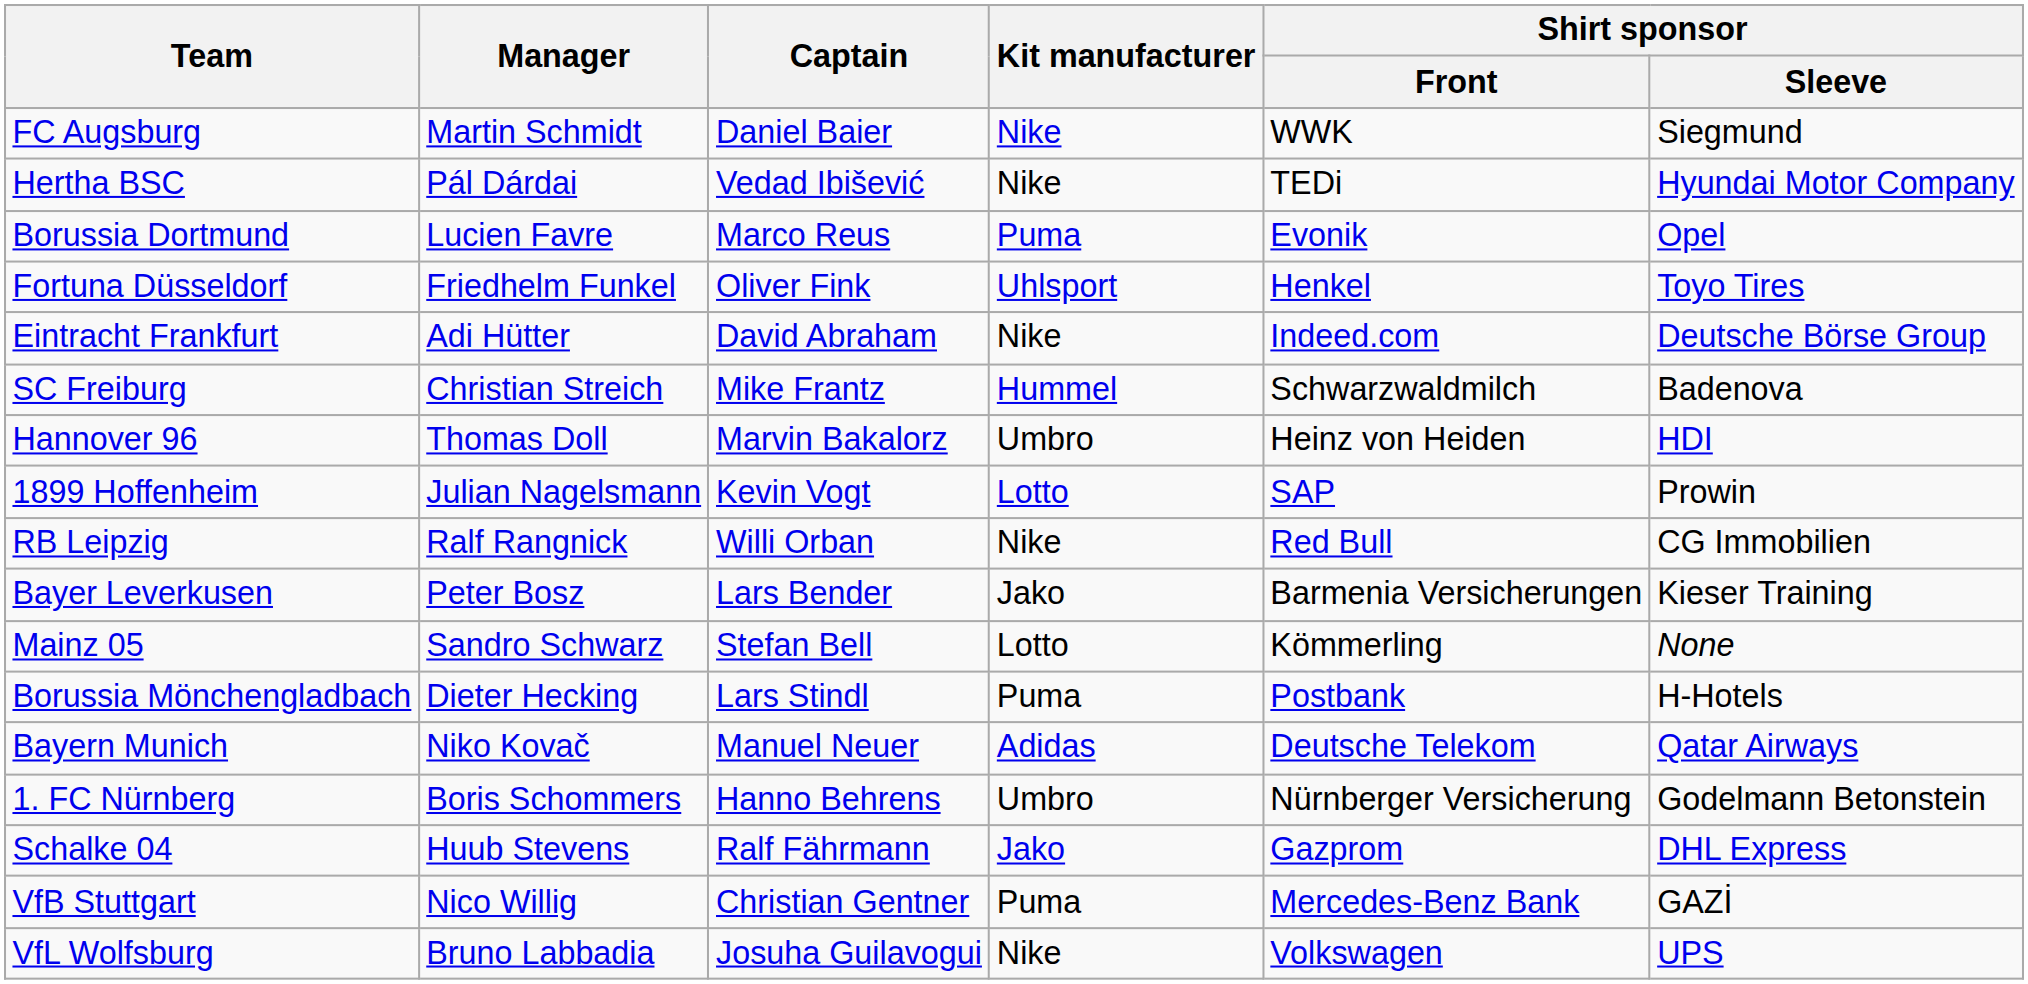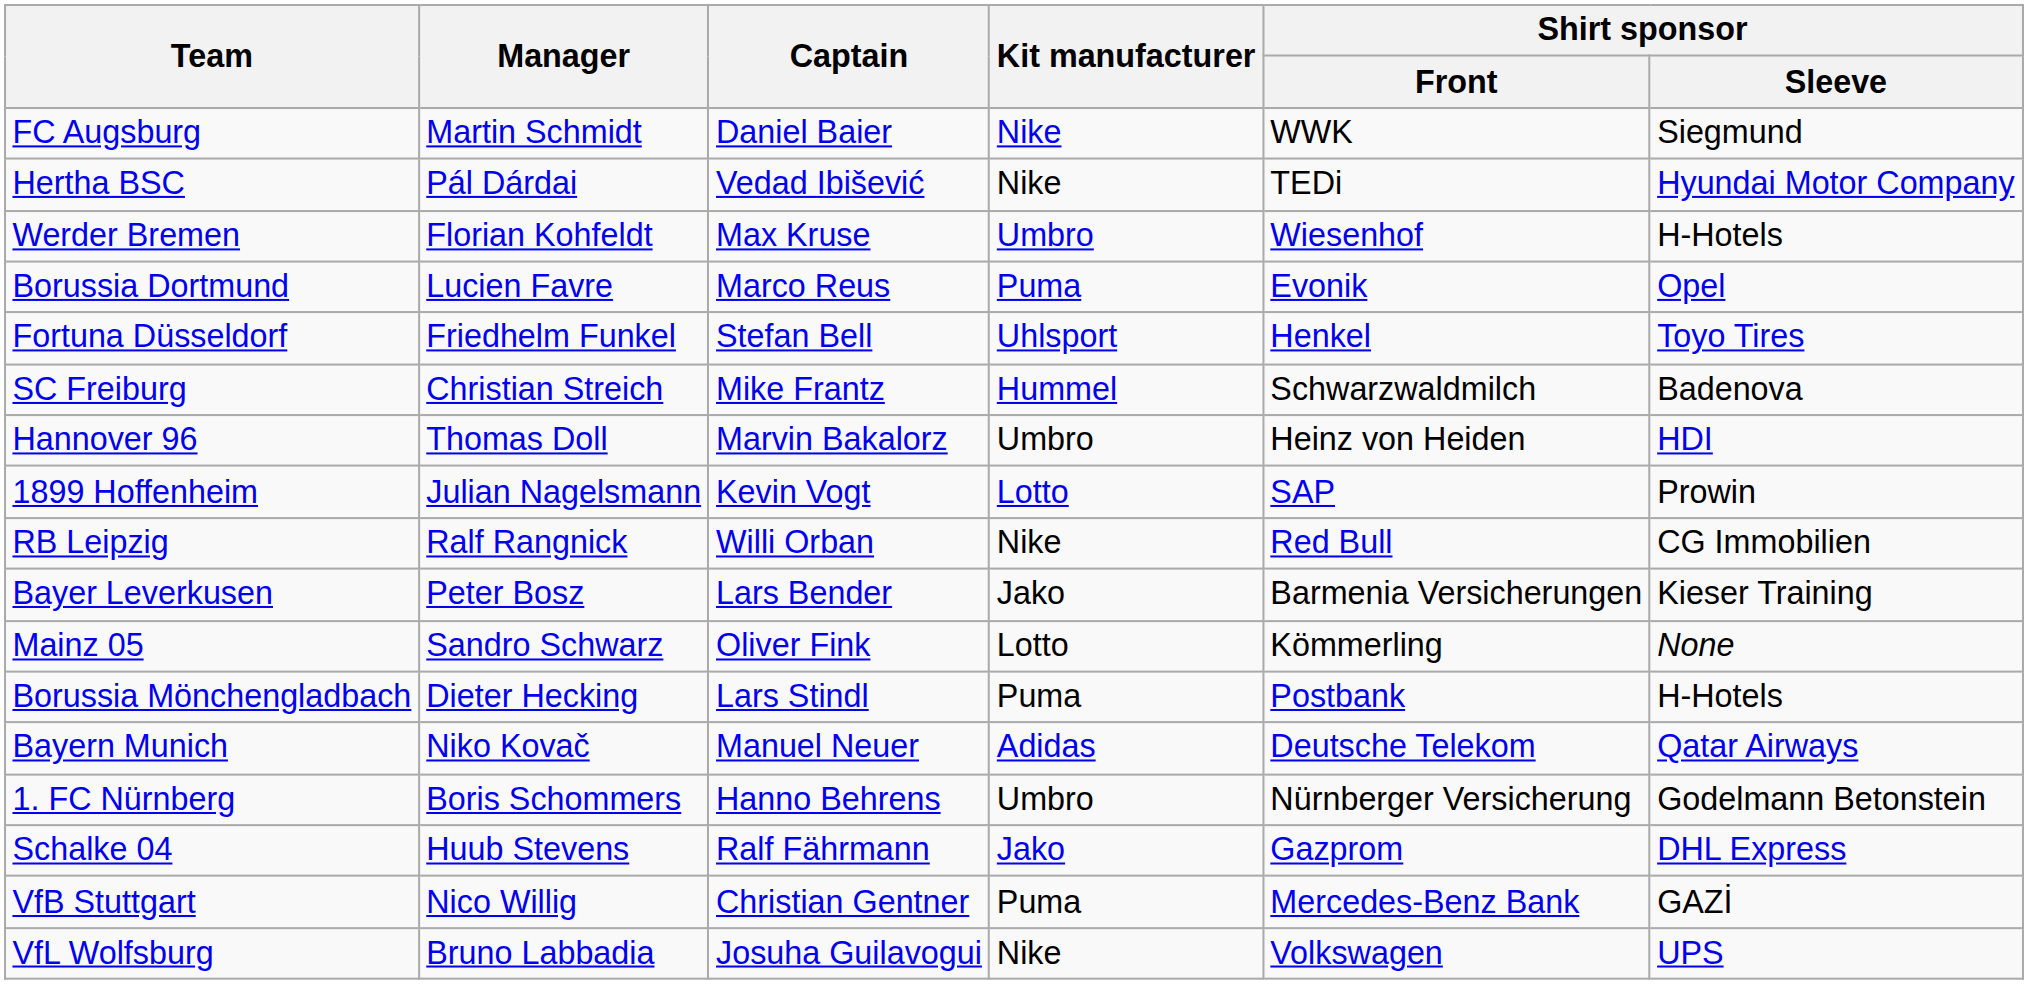+ row: (126, 235)
(793, 286) Oliver Fink -> (794, 337) Stefan Bell
- row: (145, 337)
(794, 645) Stefan Bell -> (793, 645) Oliver Fink
